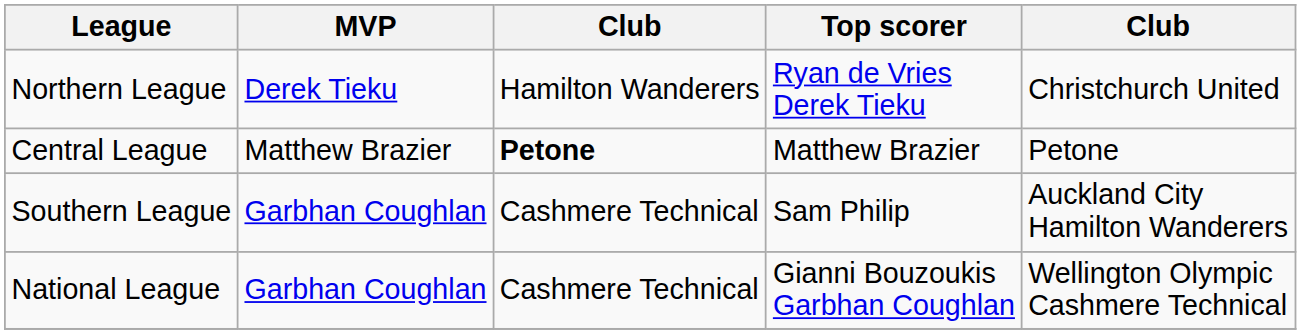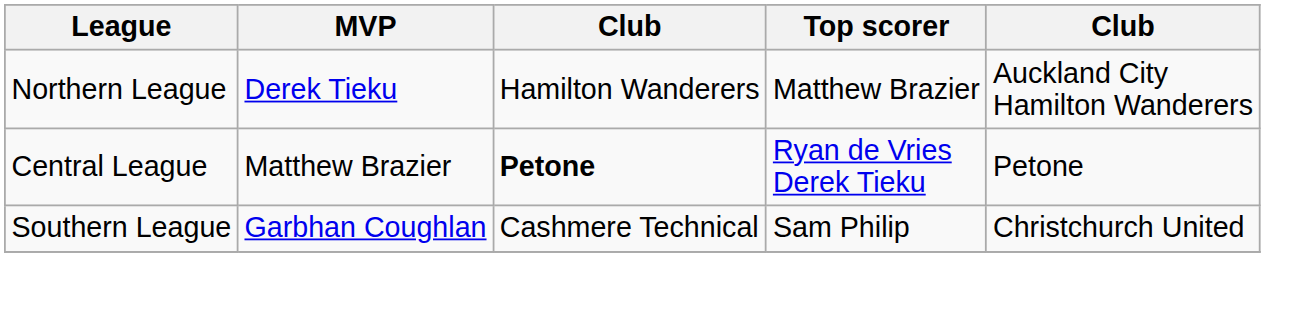(862, 88) Ryan de Vries Derek Tieku -> (876, 88) Matthew Brazier
(1154, 88) Christchurch United -> (1123, 88) Auckland City Hamilton Wanderers
(876, 150) Matthew Brazier -> (862, 166) Ryan de Vries Derek Tieku
(1158, 211) Auckland City Hamilton Wanderers -> (1119, 227) Christchurch United
- row: (116, 289)
